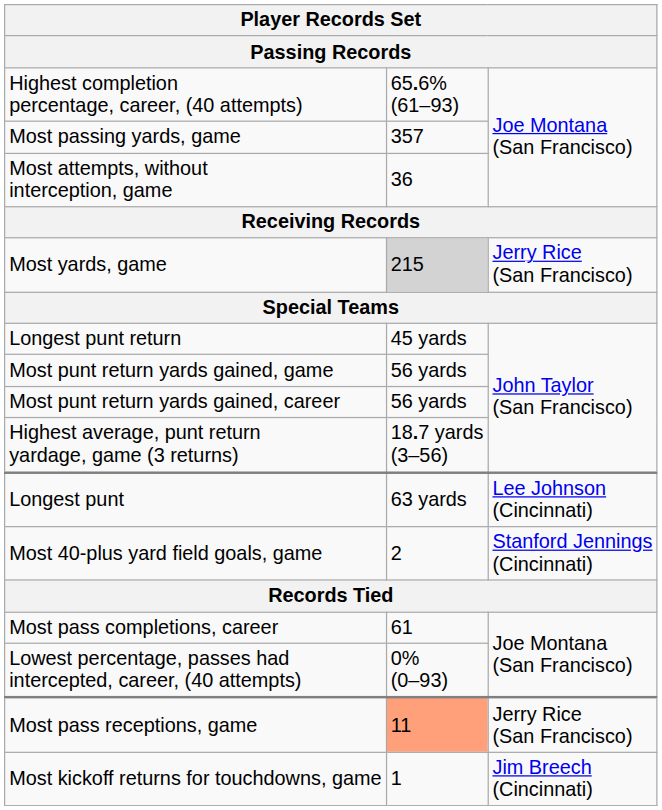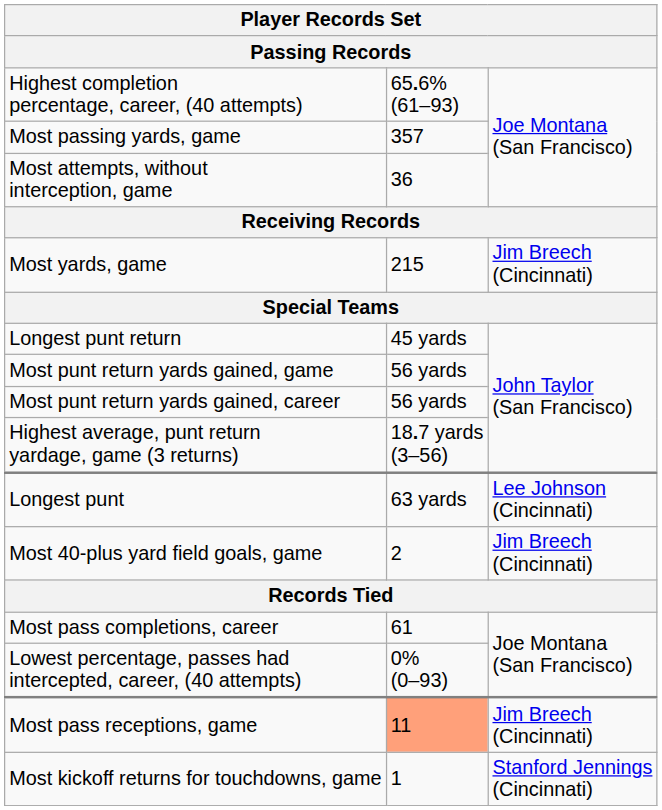(407, 264) lightgrey background -> (407, 264) no background
(562, 264) Jerry Rice (San Francisco) -> (543, 264) Jim Breech (Cincinnati)
(572, 553) Stanford Jennings (Cincinnati) -> (543, 553) Jim Breech (Cincinnati)
(562, 725) Jerry Rice (San Francisco) -> (543, 725) Jim Breech (Cincinnati)
(543, 778) Jim Breech (Cincinnati) -> (572, 778) Stanford Jennings (Cincinnati)
